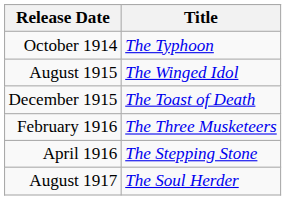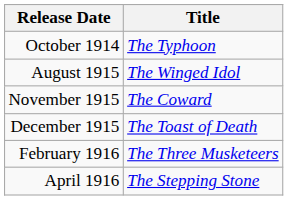+ row: (64, 99)
- row: (73, 180)
